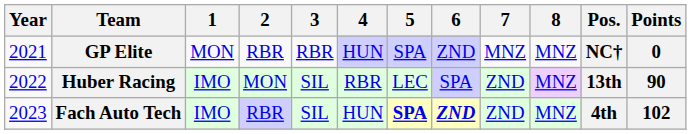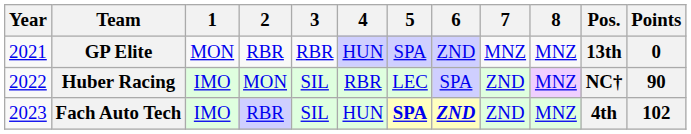(604, 51) NC† -> (604, 51) 13th
(604, 82) 13th -> (604, 82) NC†
